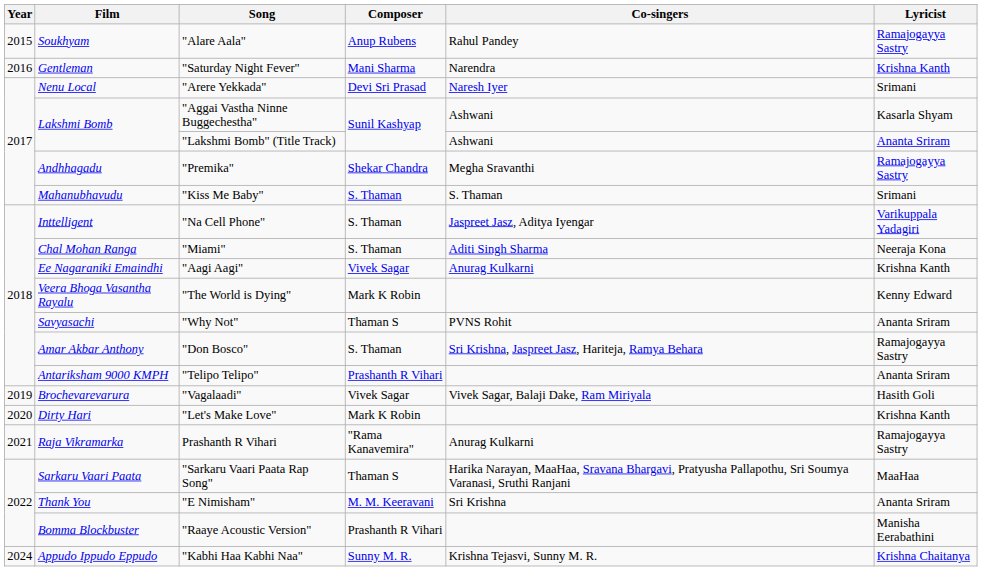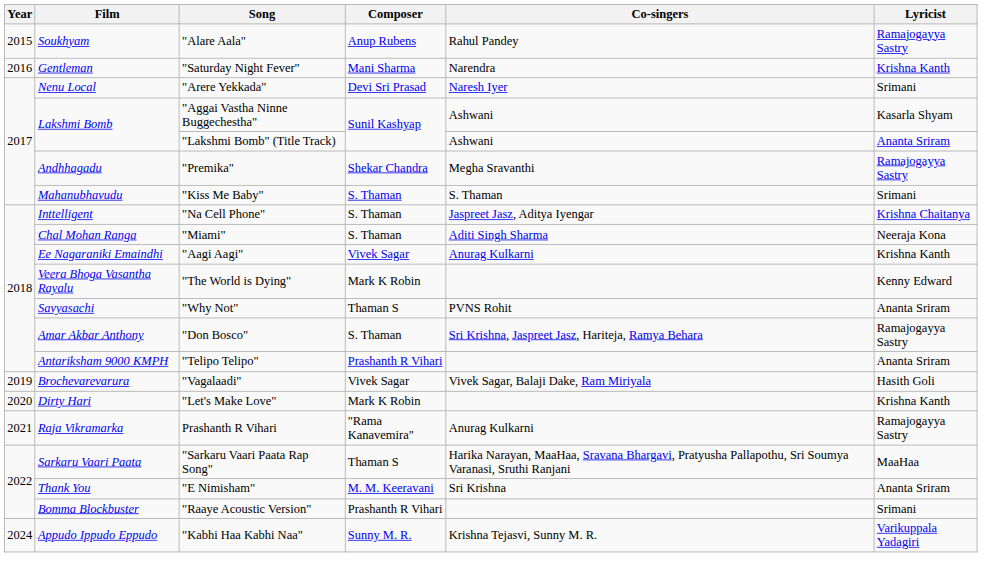(907, 221) Varikuppala Yadagiri -> (923, 214) Krishna Chaitanya
(906, 529) Manisha Eerabathini -> (897, 508) Srimani
(923, 556) Krishna Chaitanya -> (907, 535) Varikuppala Yadagiri
